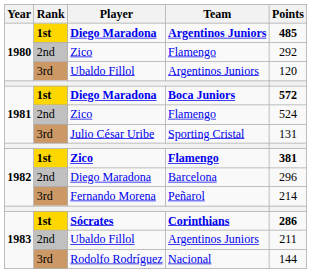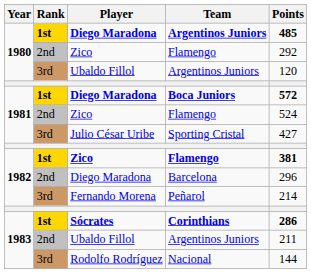(288, 133) 131 -> (288, 133) 427
